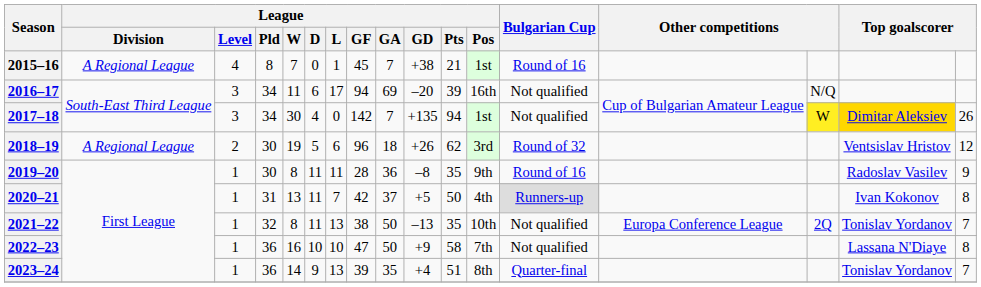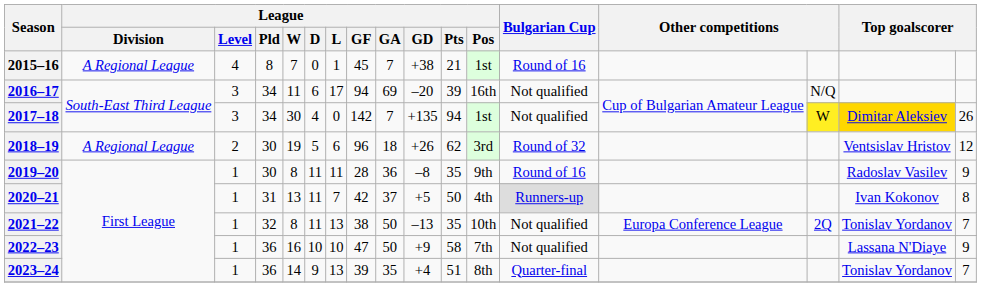(966, 247) 8 -> (966, 247) 9
